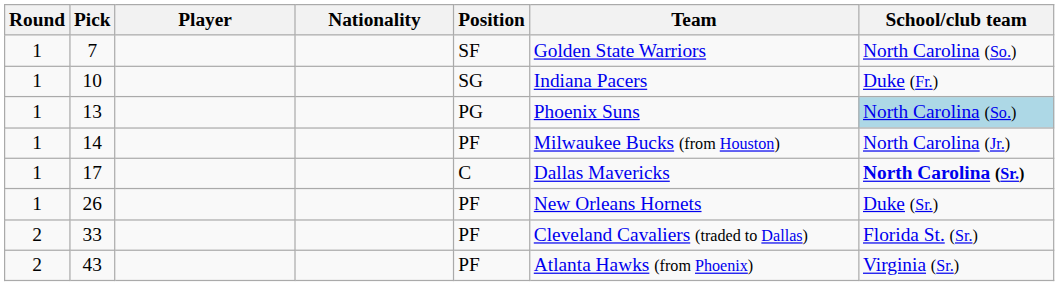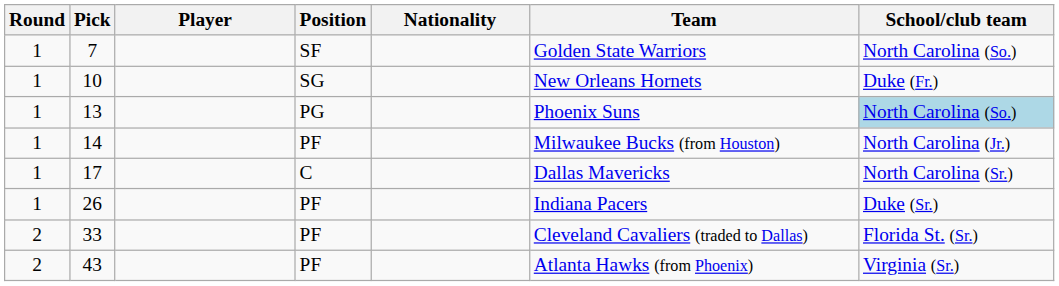columns swapped: (492, 19) <-> (374, 19)
(591, 81) Indiana Pacers -> (618, 81) New Orleans Hornets
(944, 173) bold -> (938, 173) normal
(618, 204) New Orleans Hornets -> (591, 204) Indiana Pacers
